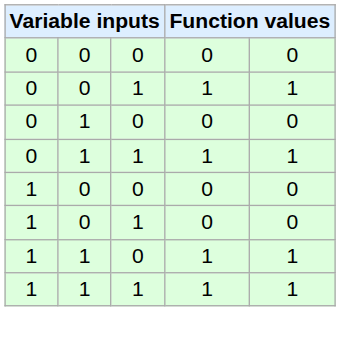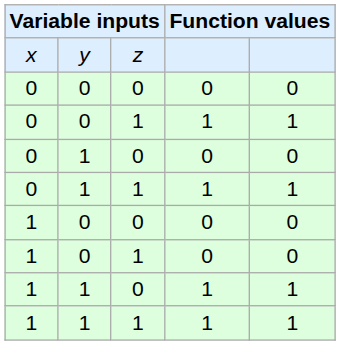+ row: (31, 54)
